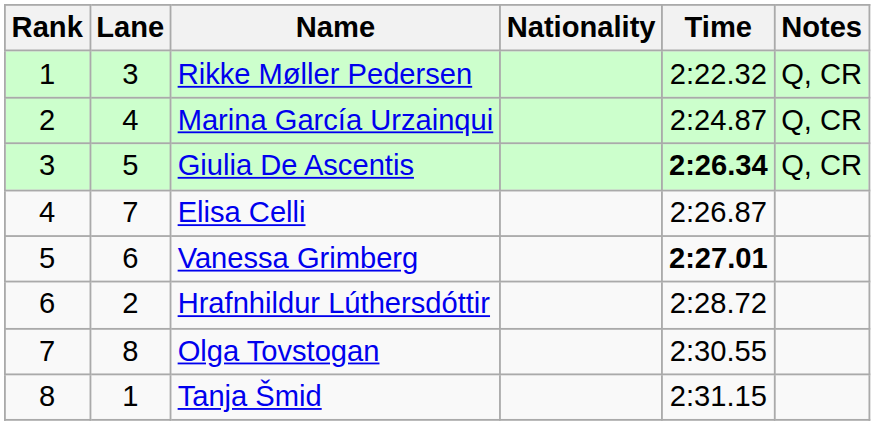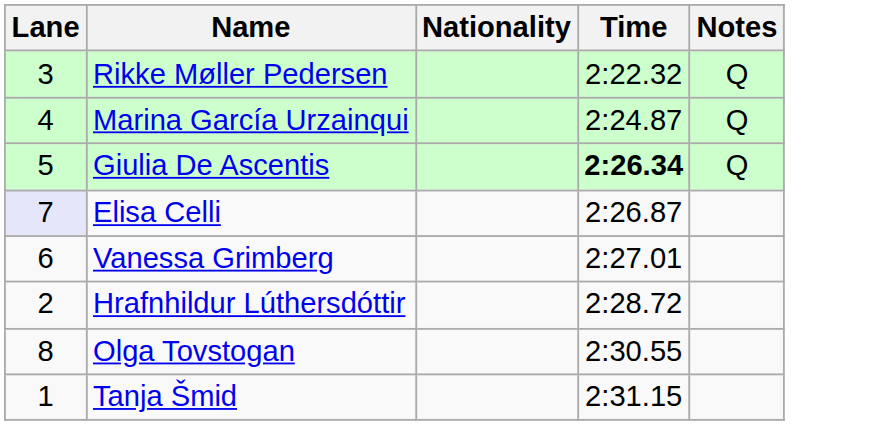- column: (47, 27)
(822, 73) Q, CR -> (737, 73) Q
(822, 119) Q, CR -> (737, 119) Q
(822, 166) Q, CR -> (737, 166) Q
(130, 212) no background -> (46, 212) lavender background
(718, 258) bold -> (634, 258) normal
